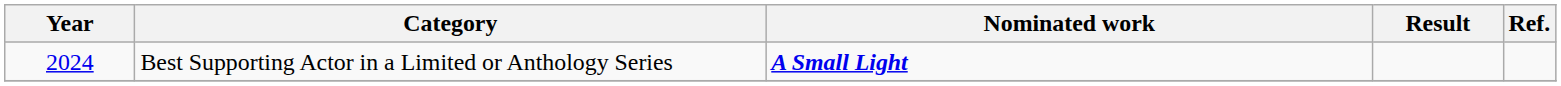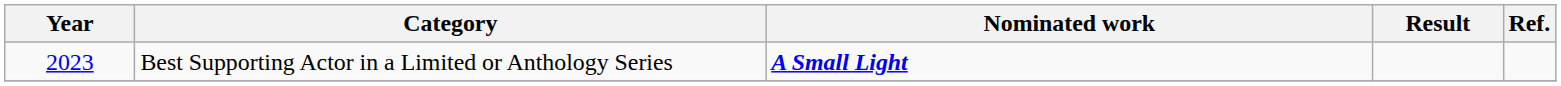(70, 61) 2024 -> (70, 61) 2023
